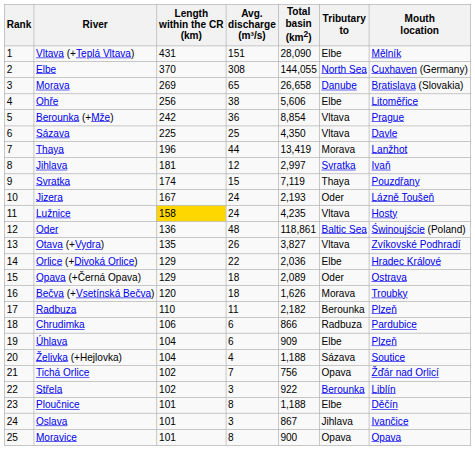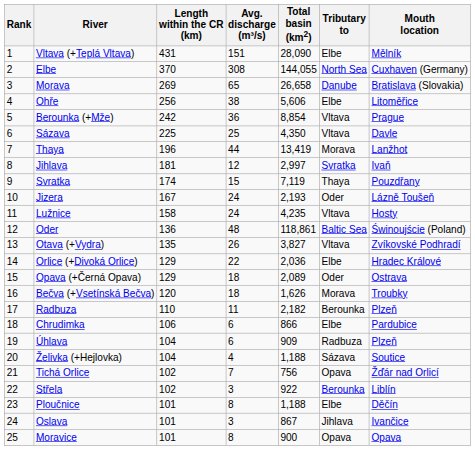(167, 213) gold background -> (167, 213) no background
(342, 325) Radbuza -> (332, 325) Elbe
(332, 341) Elbe -> (342, 341) Radbuza
